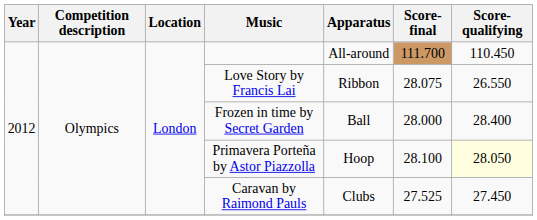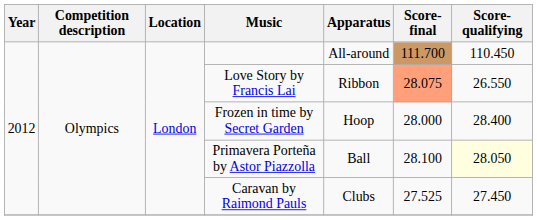(423, 83) no background -> (423, 83) lightsalmon background
(359, 120) Ball -> (359, 120) Hoop
(359, 158) Hoop -> (359, 158) Ball
